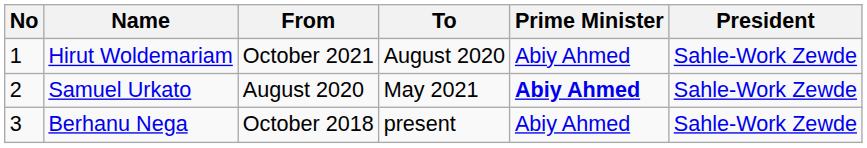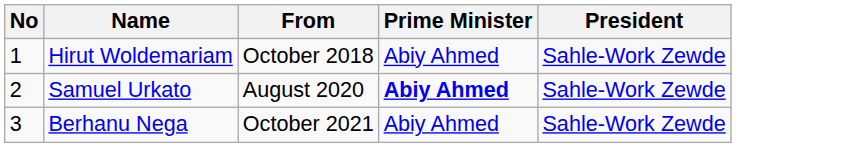- column: (444, 21)
(308, 55) October 2021 -> (308, 55) October 2018
(308, 124) October 2018 -> (308, 124) October 2021
